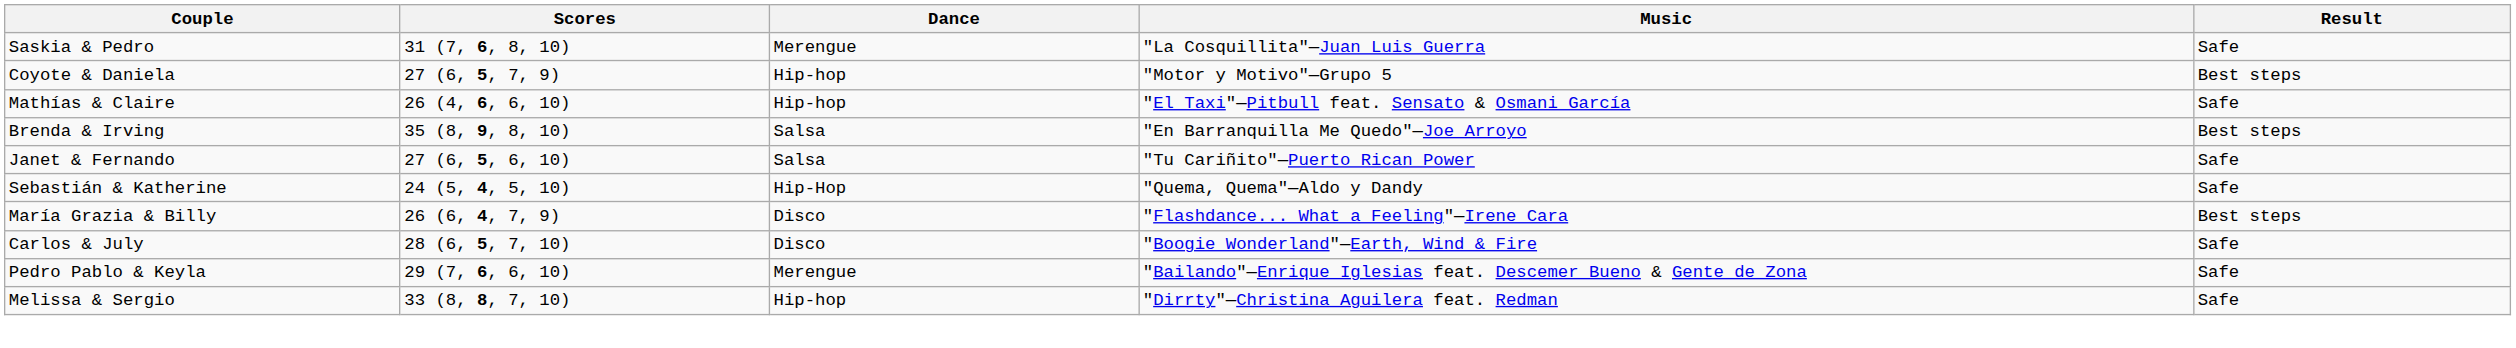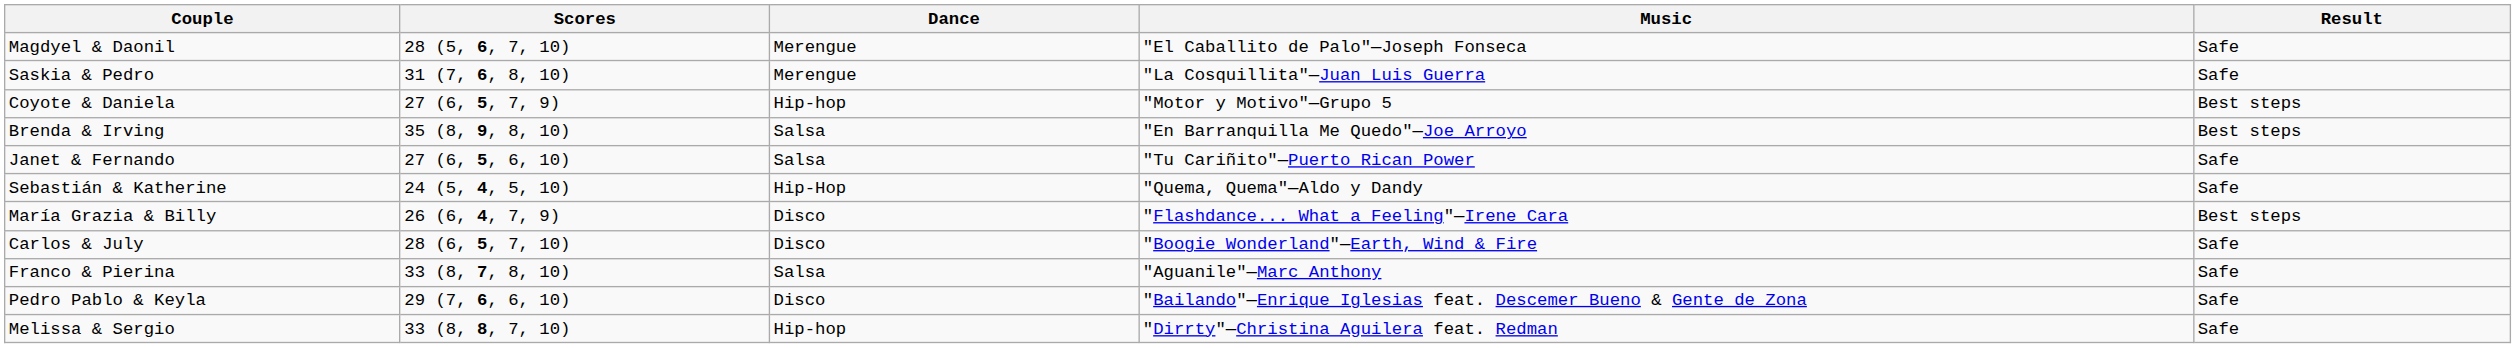+ row: (92, 47)
- row: (92, 103)
+ row: (92, 272)
(815, 272) Merengue -> (800, 301) Disco
